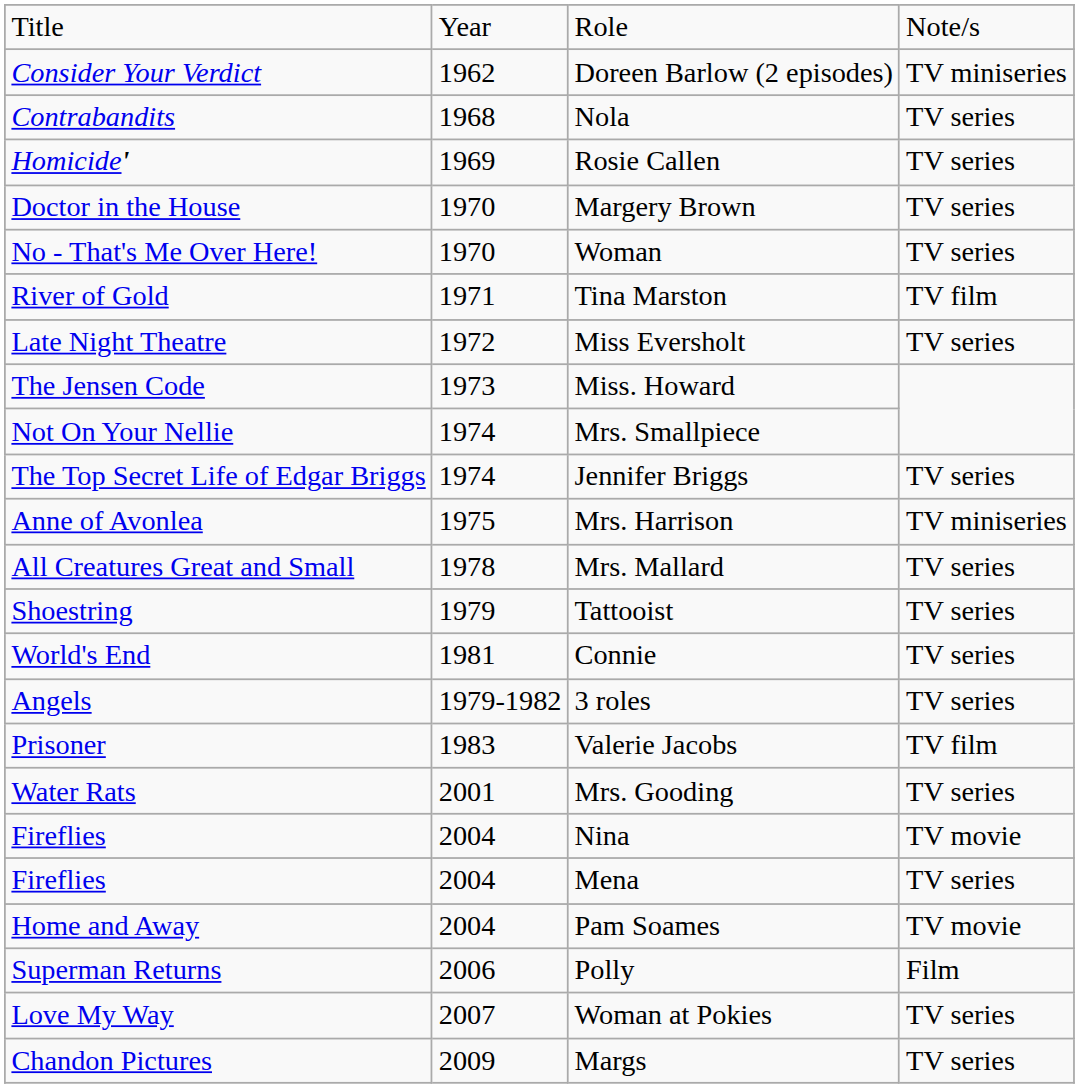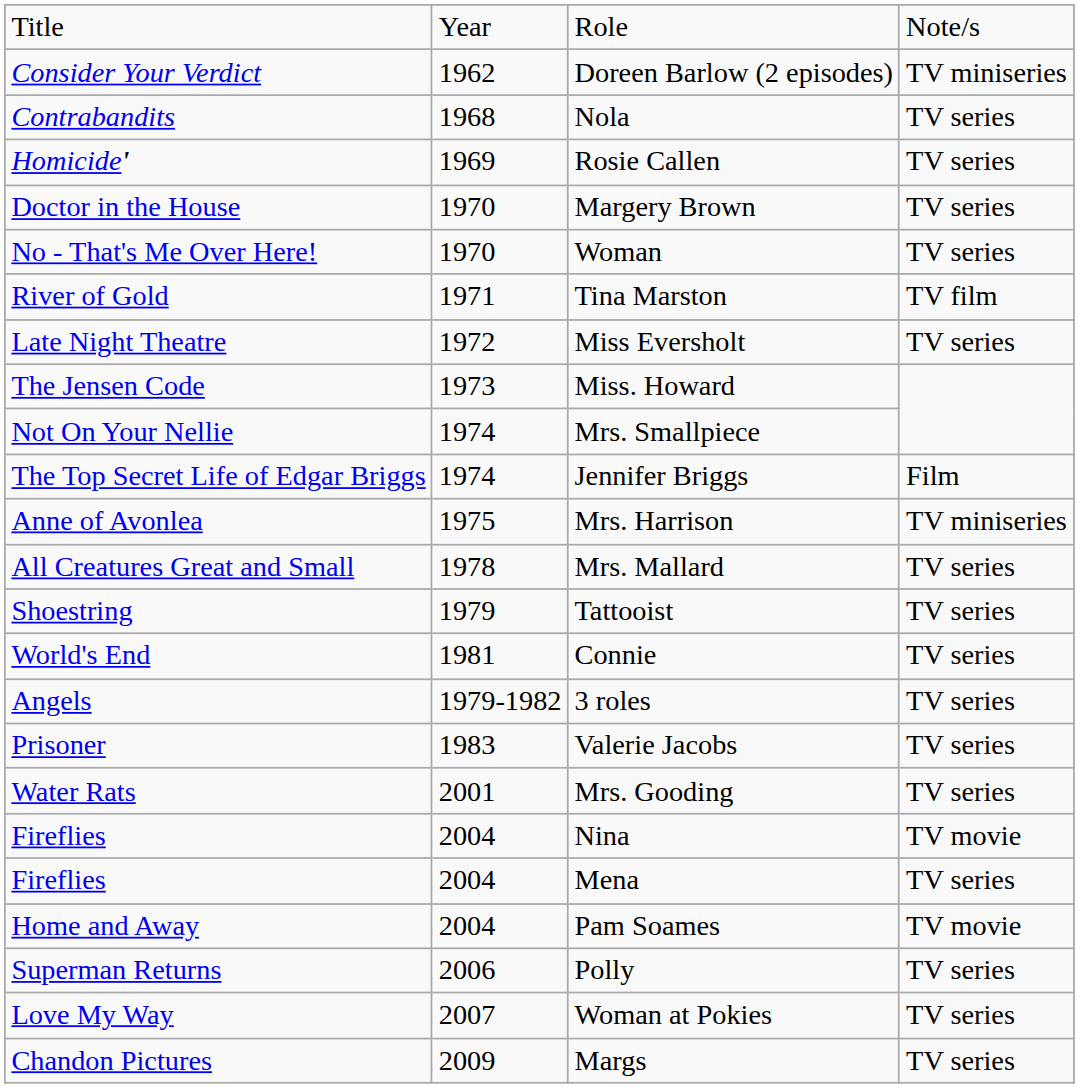(961, 476) TV series -> (933, 476) Film
(952, 745) TV film -> (961, 745) TV series
(933, 970) Film -> (961, 970) TV series
